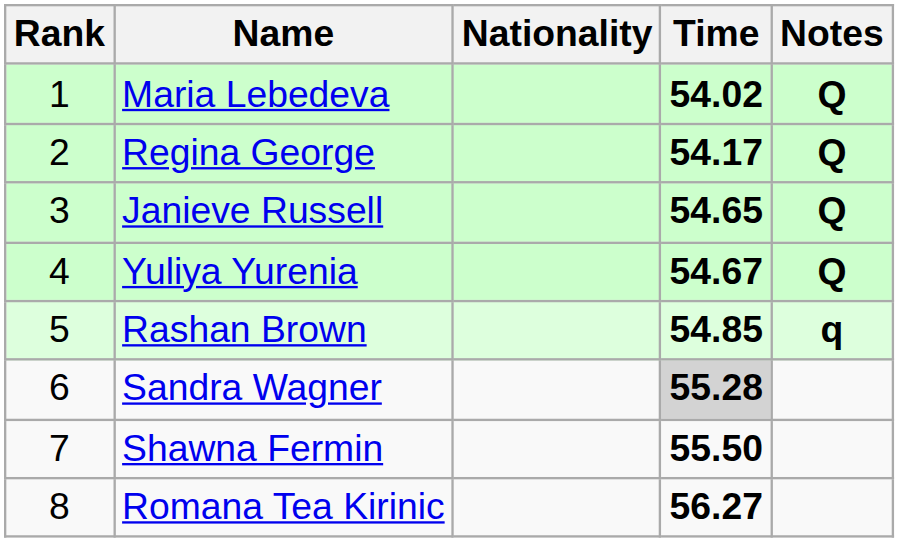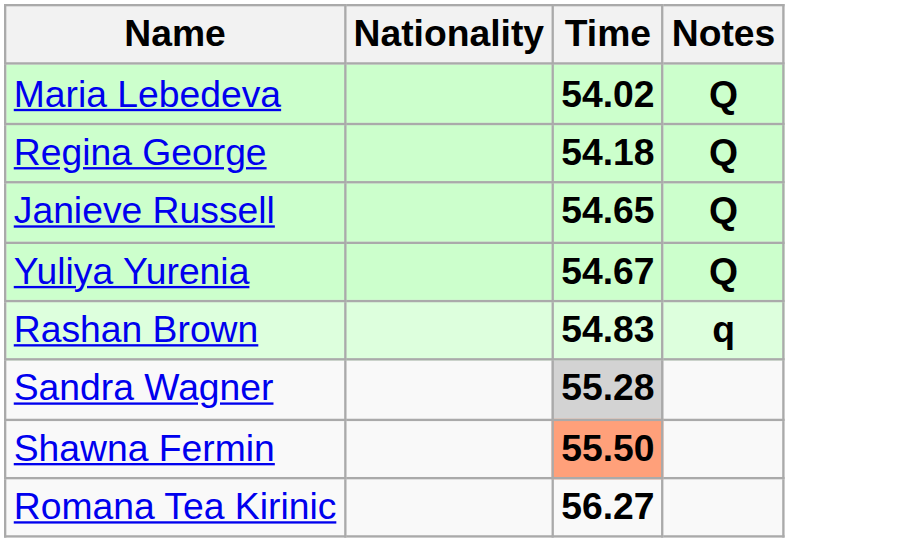- column: (59, 34)
(716, 152) 54.17 -> (608, 152) 54.18
(716, 329) 54.85 -> (608, 329) 54.83
(716, 447) no background -> (608, 447) lightsalmon background
